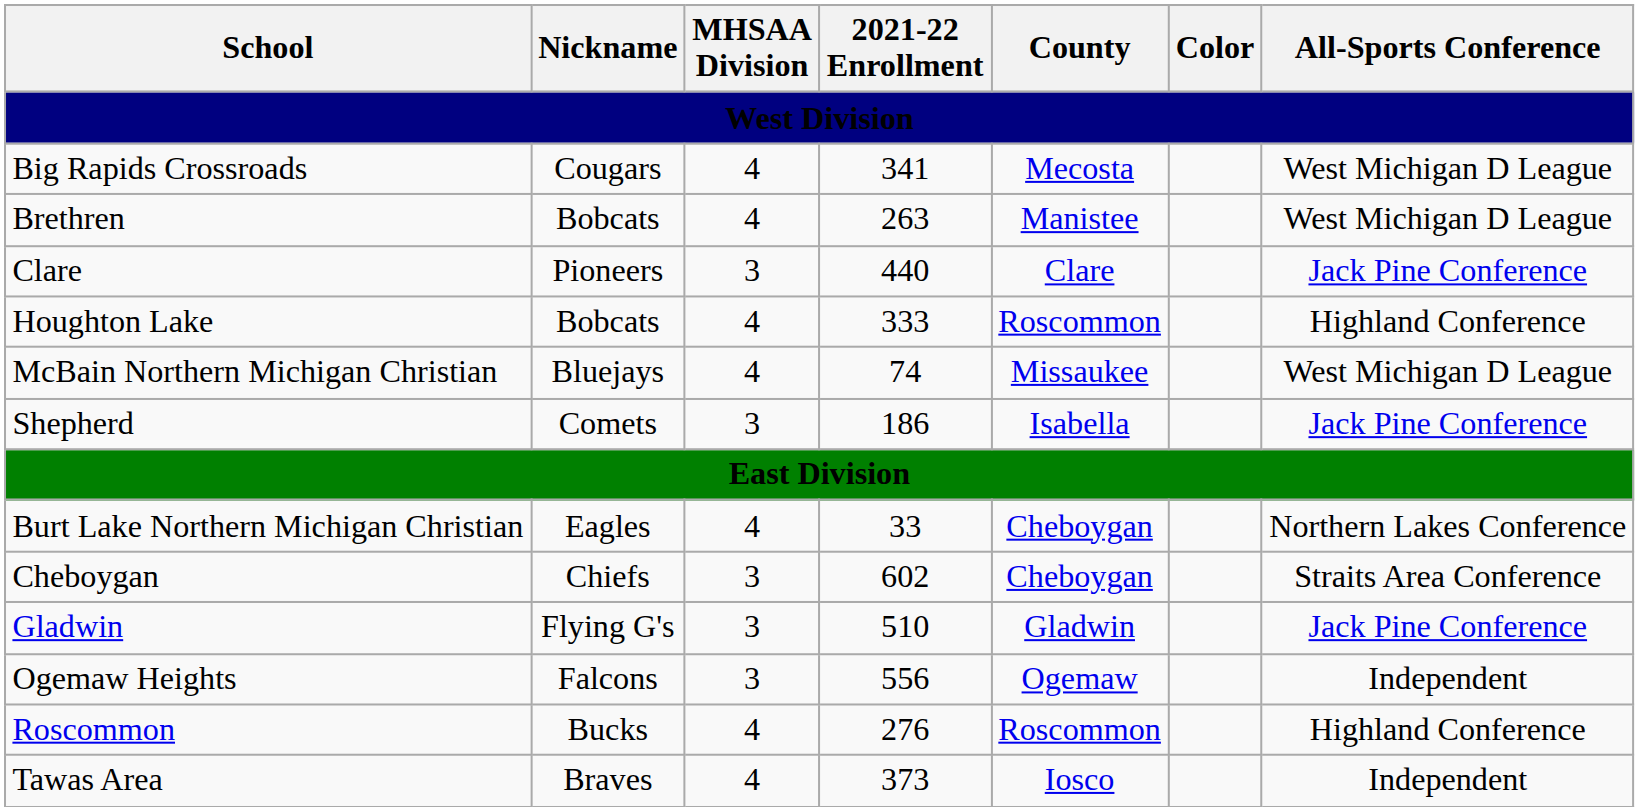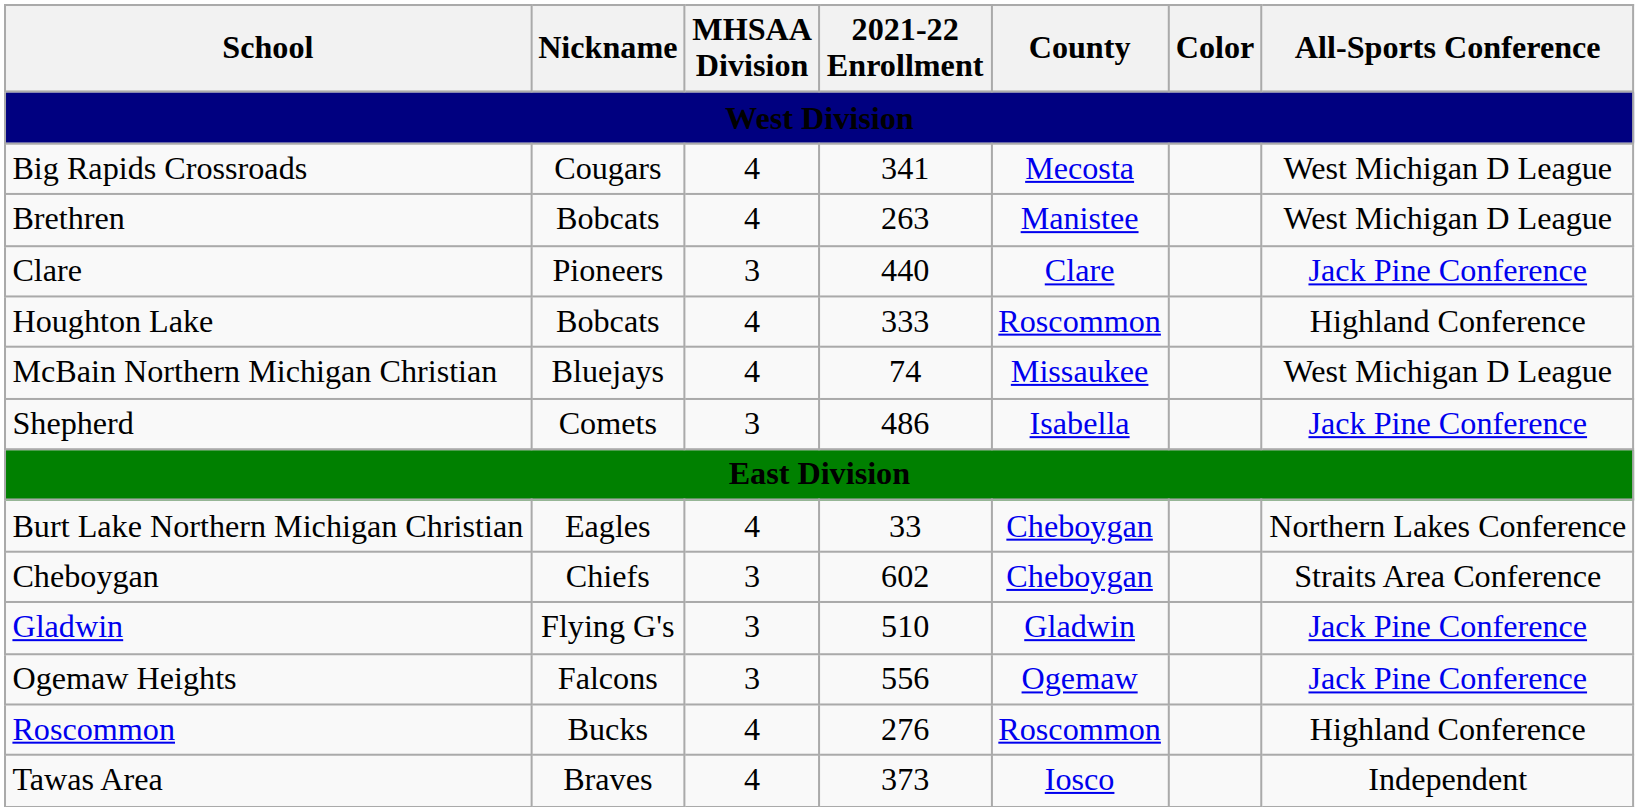(905, 423) 186 -> (905, 423) 486
(1448, 678) Independent -> (1448, 678) Jack Pine Conference
